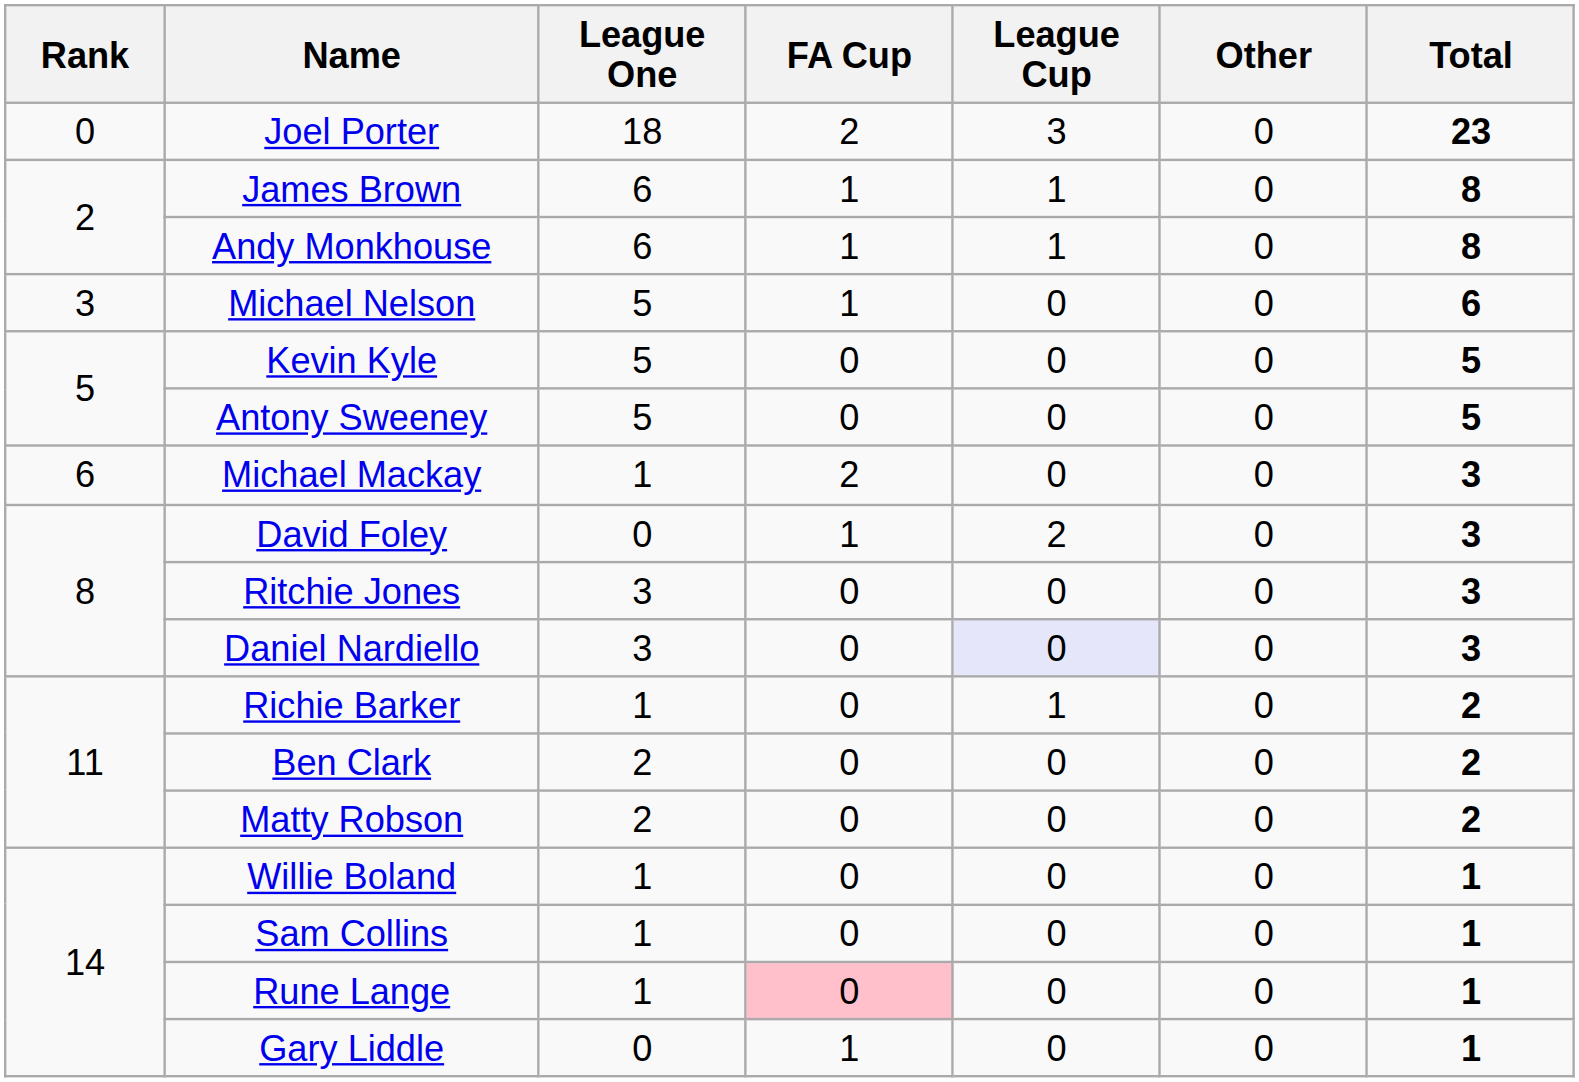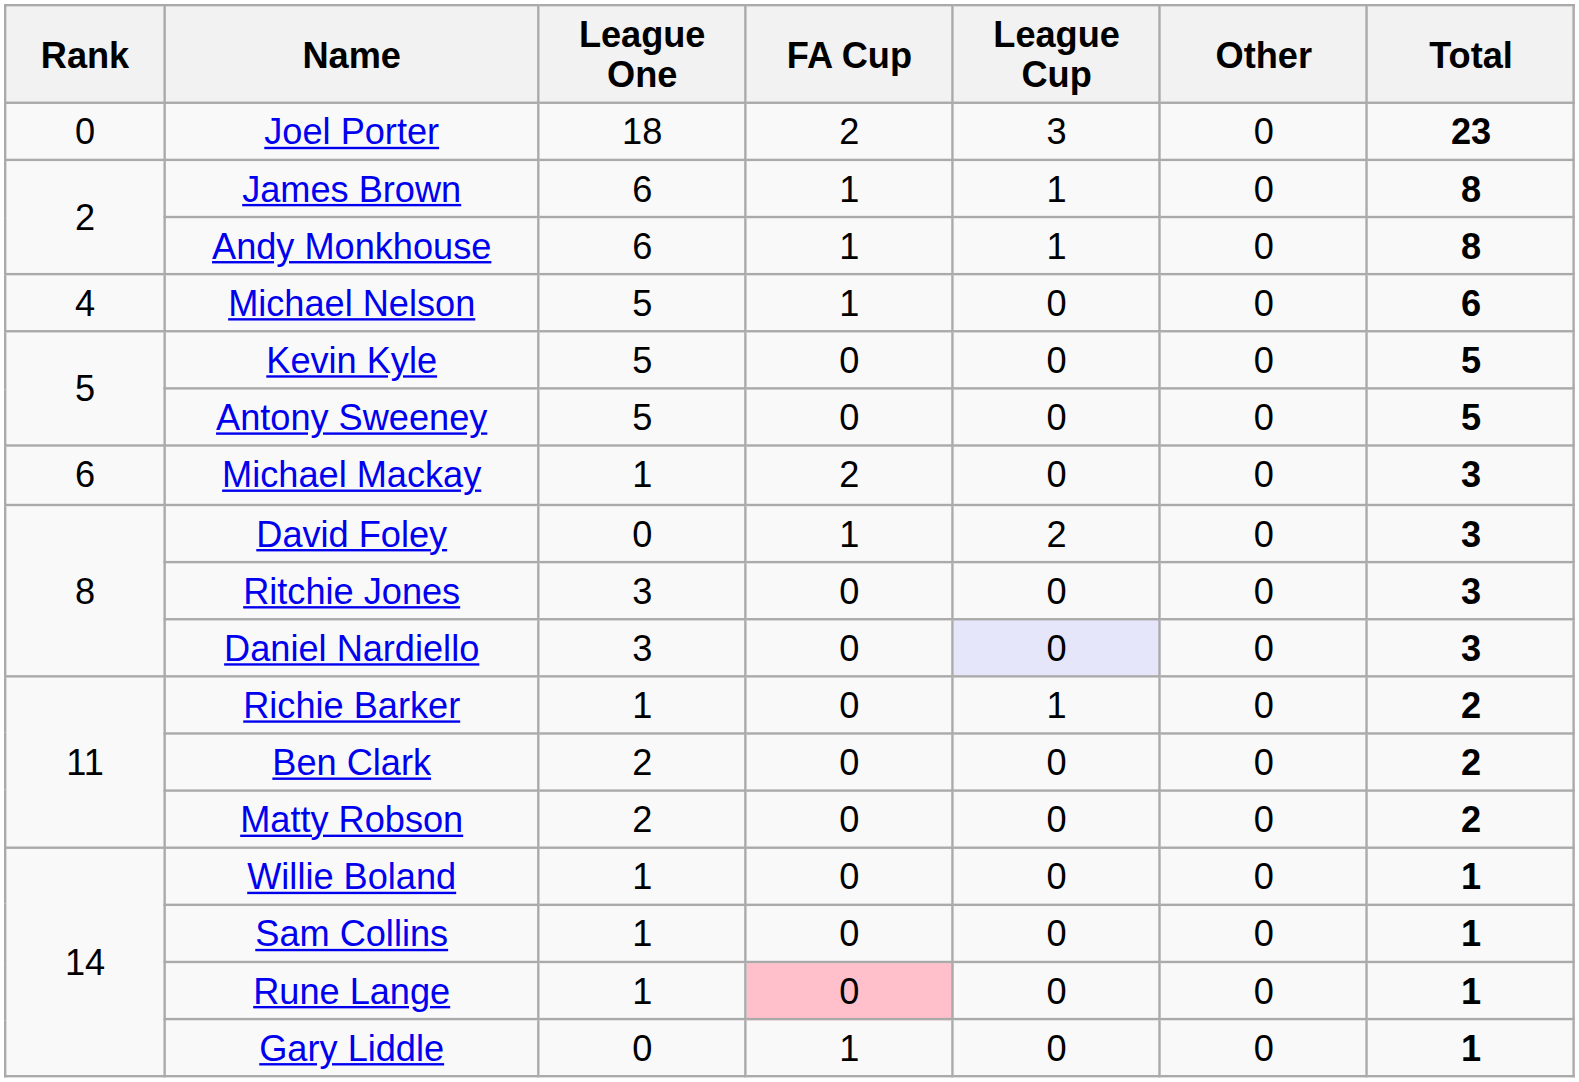(85, 304) 3 -> (85, 304) 4
